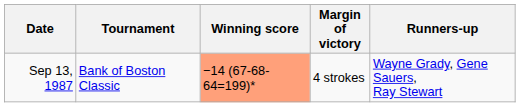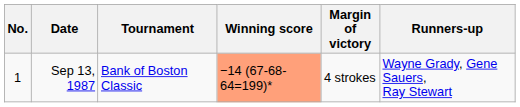+ column: (18, 29)
